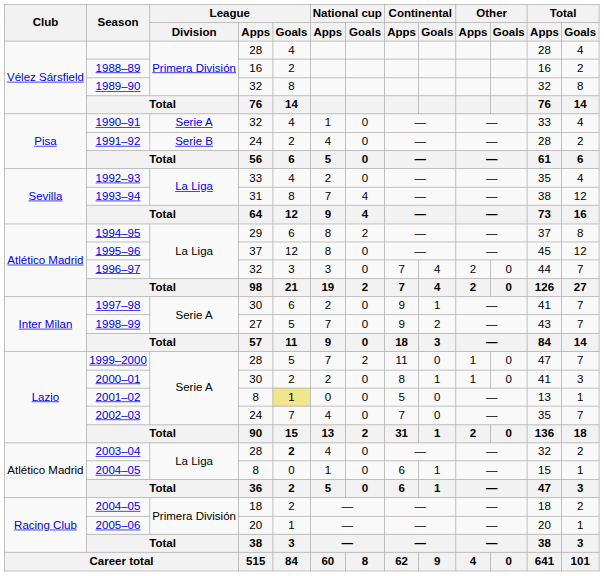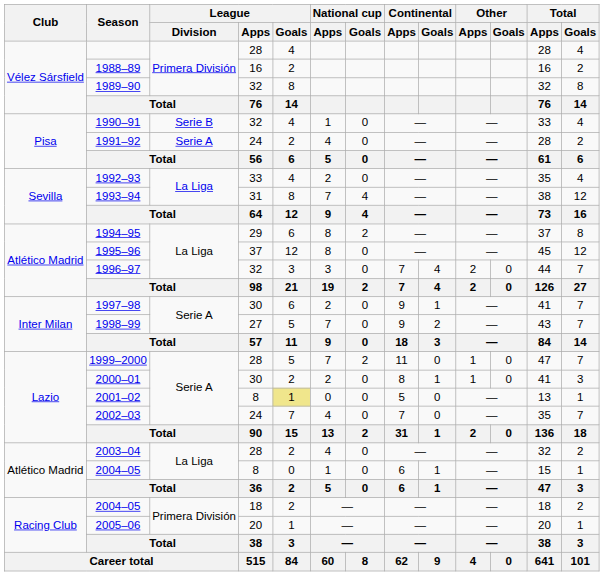(194, 123) Serie A -> (194, 123) Serie B
(194, 141) Serie B -> (194, 141) Serie A
(291, 452) bold -> (291, 452) normal
